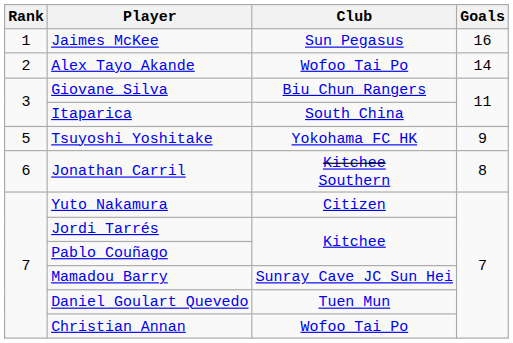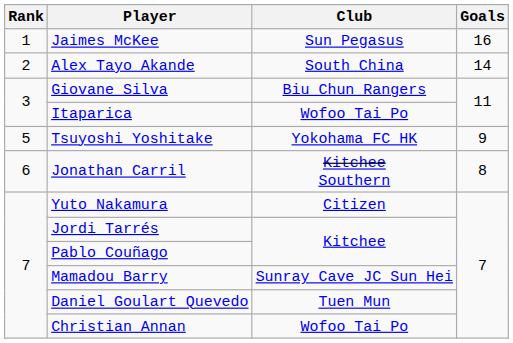(354, 65) Wofoo Tai Po -> (354, 65) South China
(354, 114) South China -> (354, 114) Wofoo Tai Po
